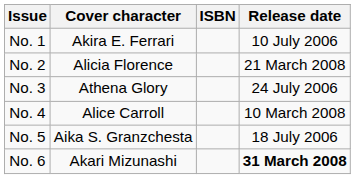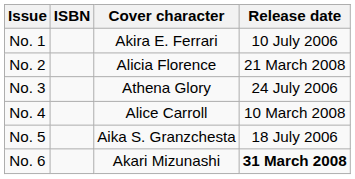columns swapped: (123, 16) <-> (218, 16)
